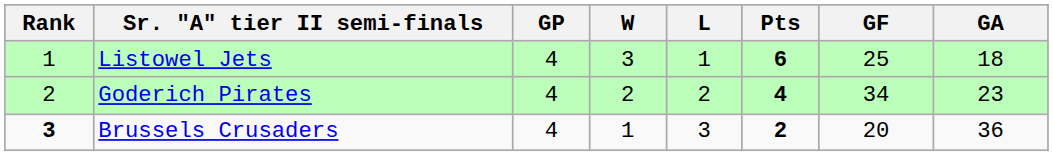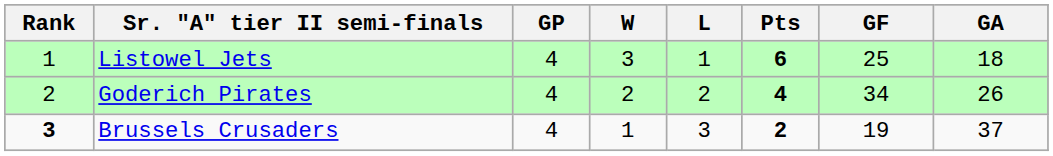(991, 95) 23 -> (991, 95) 26
(876, 132) 20 -> (876, 132) 19
(991, 132) 36 -> (991, 132) 37
